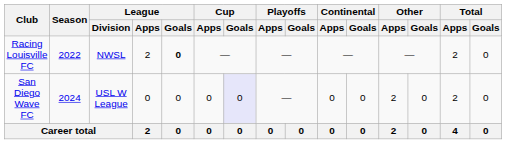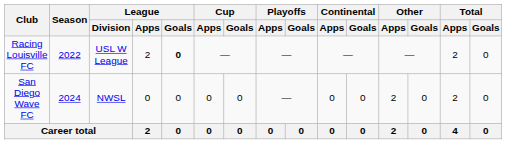(111, 54) NWSL -> (111, 54) USL W League
(111, 98) USL W League -> (111, 98) NWSL
(240, 98) lavender background -> (240, 98) no background
